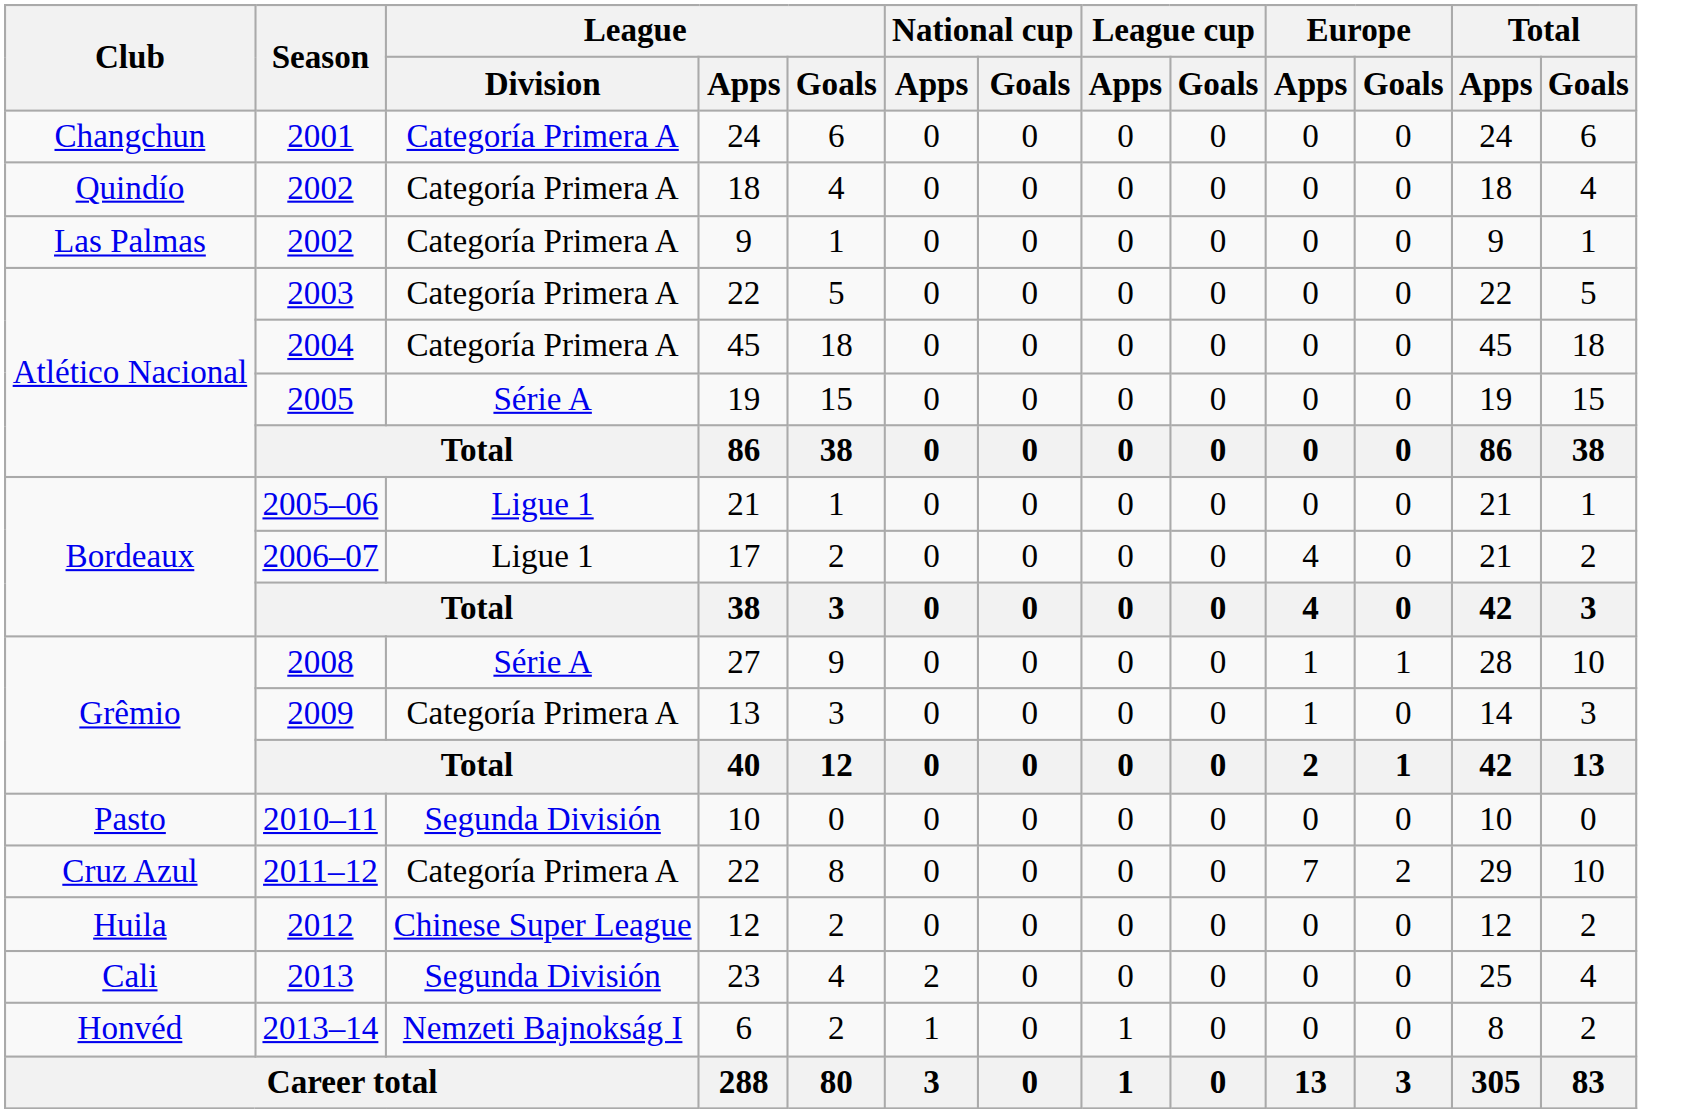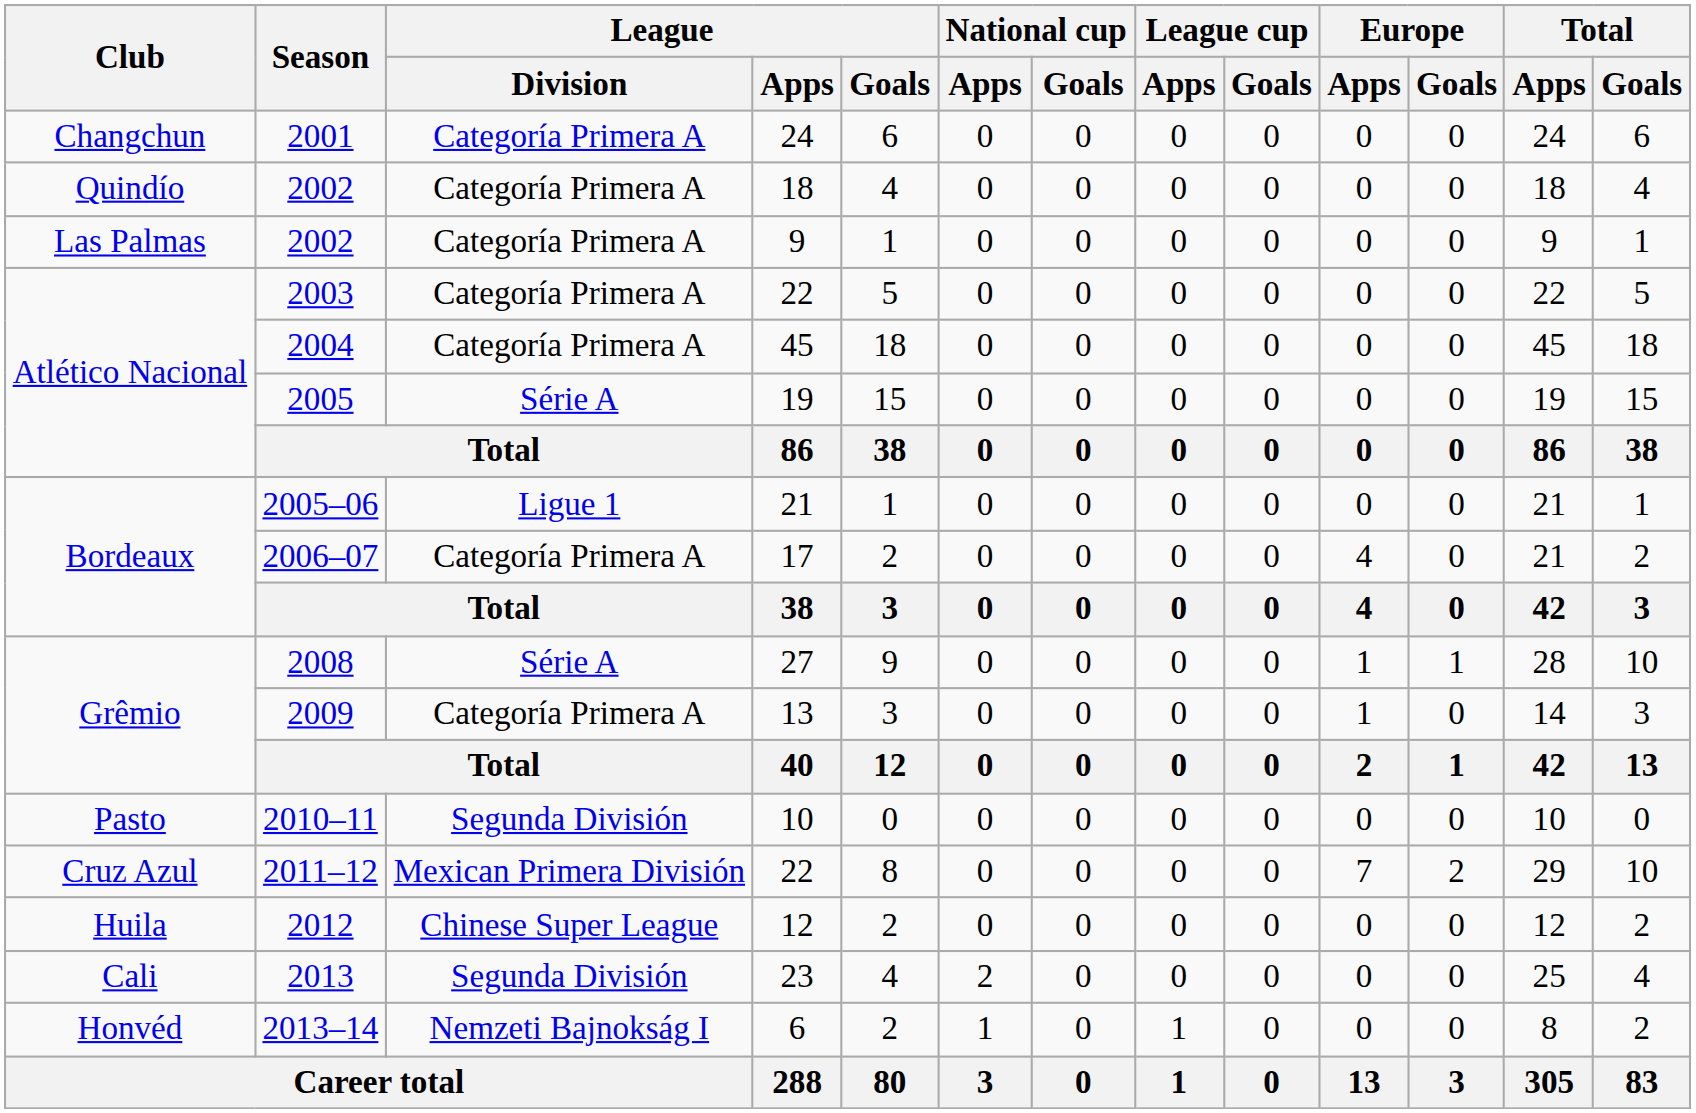(543, 556) Ligue 1 -> (569, 556) Categoría Primera A
(543, 871) Categoría Primera A -> (569, 871) Mexican Primera División
